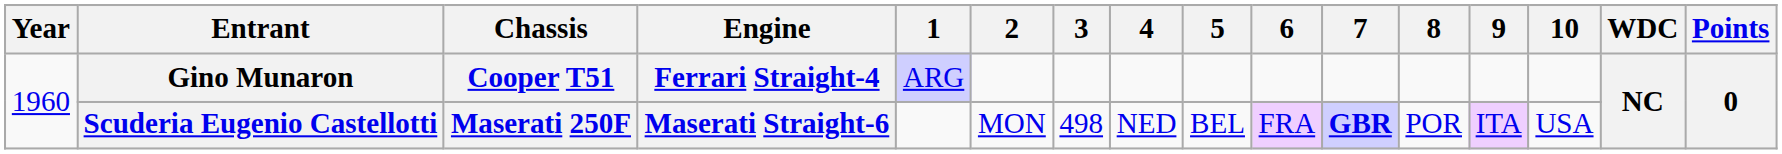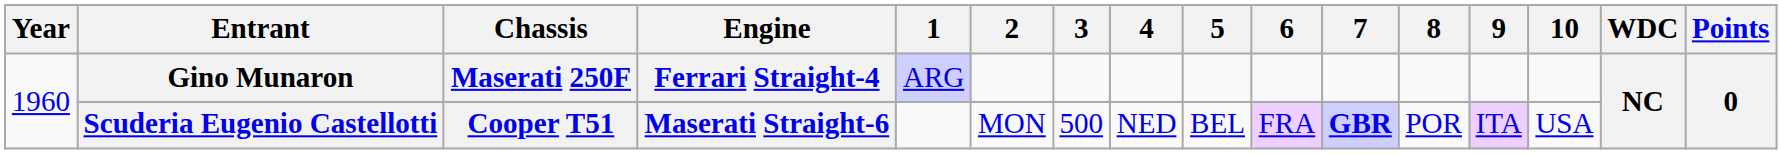(541, 76) Cooper T51 -> (541, 76) Maserati 250F
(541, 124) Maserati 250F -> (541, 124) Cooper T51
(1081, 124) 498 -> (1081, 124) 500
